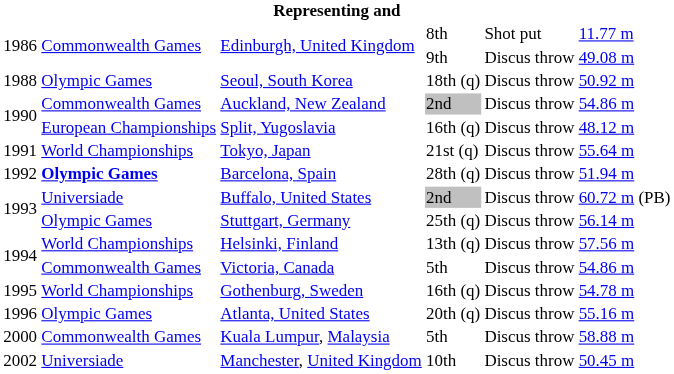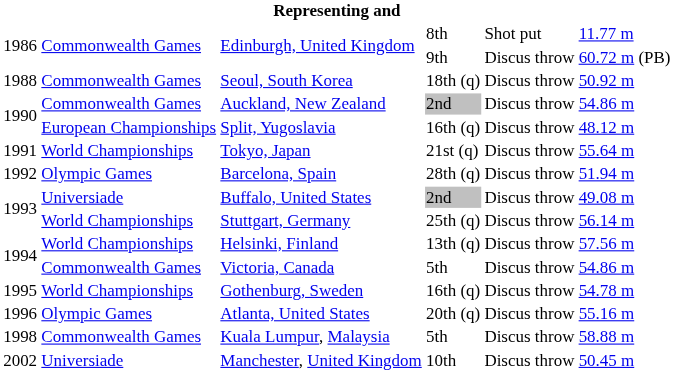(606, 57) 49.08 m -> (625, 57) 60.72 m (PB)
(97, 80) Olympic Games -> (121, 80) Commonwealth Games
(100, 173) bold -> (97, 173) normal
(625, 197) 60.72 m (PB) -> (606, 197) 49.08 m
(97, 220) Olympic Games -> (117, 220) World Championships
(20, 337) 2000 -> (20, 337) 1998
